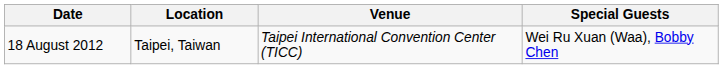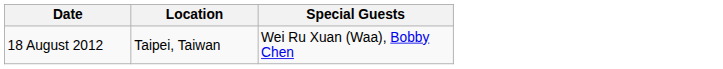- column: (390, 15)
